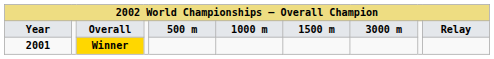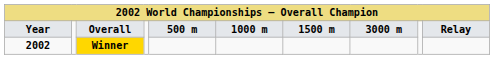(38, 46) 2001 -> (38, 46) 2002
